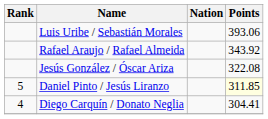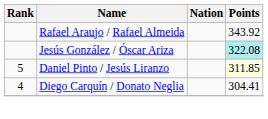- row: (111, 31)
(244, 68) no background -> (244, 50) paleturquoise background
